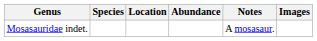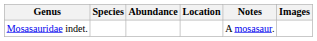columns swapped: (148, 12) <-> (196, 12)
